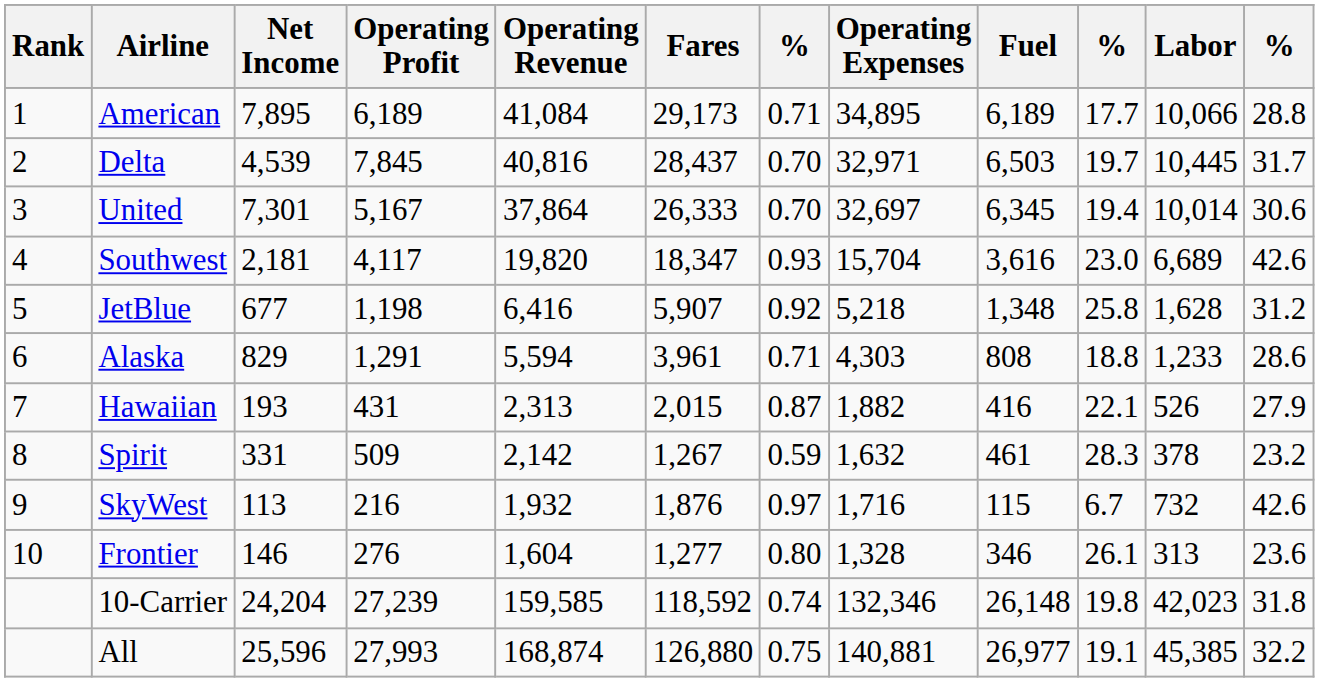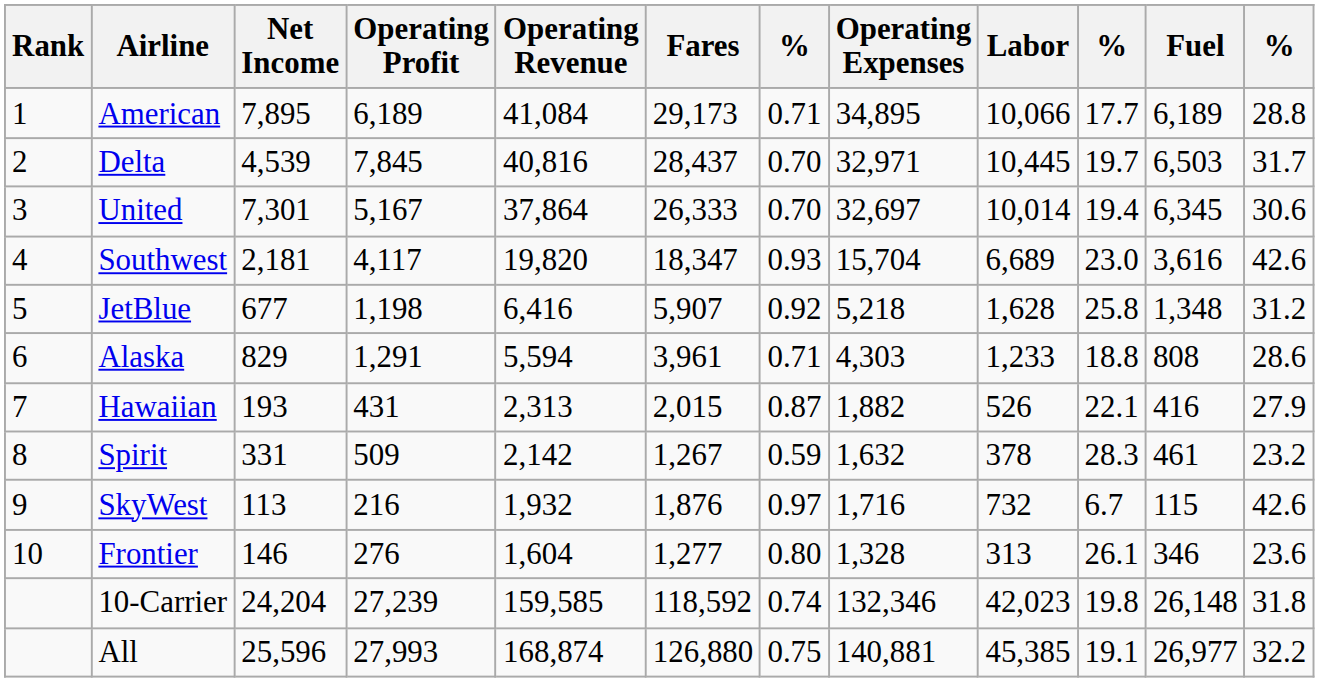columns swapped: (1028, 46) <-> (1195, 46)
